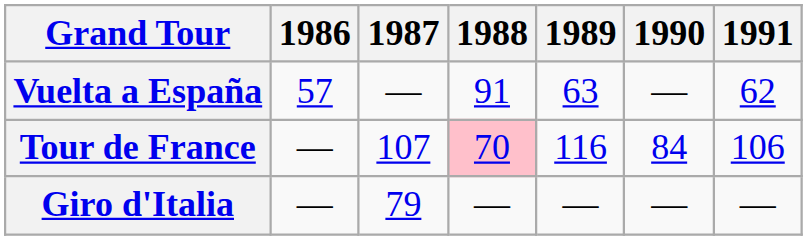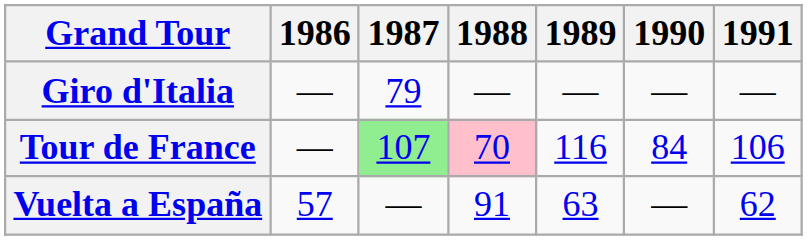rows swapped: (138, 204) <-> (138, 90)
(403, 147) no background -> (403, 147) lightgreen background
